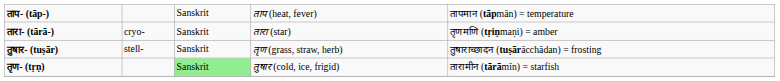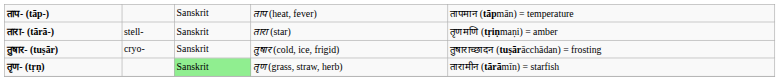(134, 31) cryo- -> (134, 31) stell-
(134, 49) stell- -> (134, 49) cryo-
(298, 49) तृण (grass, straw, herb) -> (296, 49) तुषार (cold, ice, frigid)
(296, 67) तुषार (cold, ice, frigid) -> (298, 67) तृण (grass, straw, herb)
